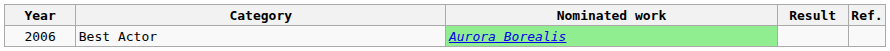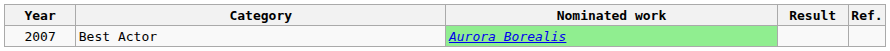(40, 36) 2006 -> (40, 36) 2007
